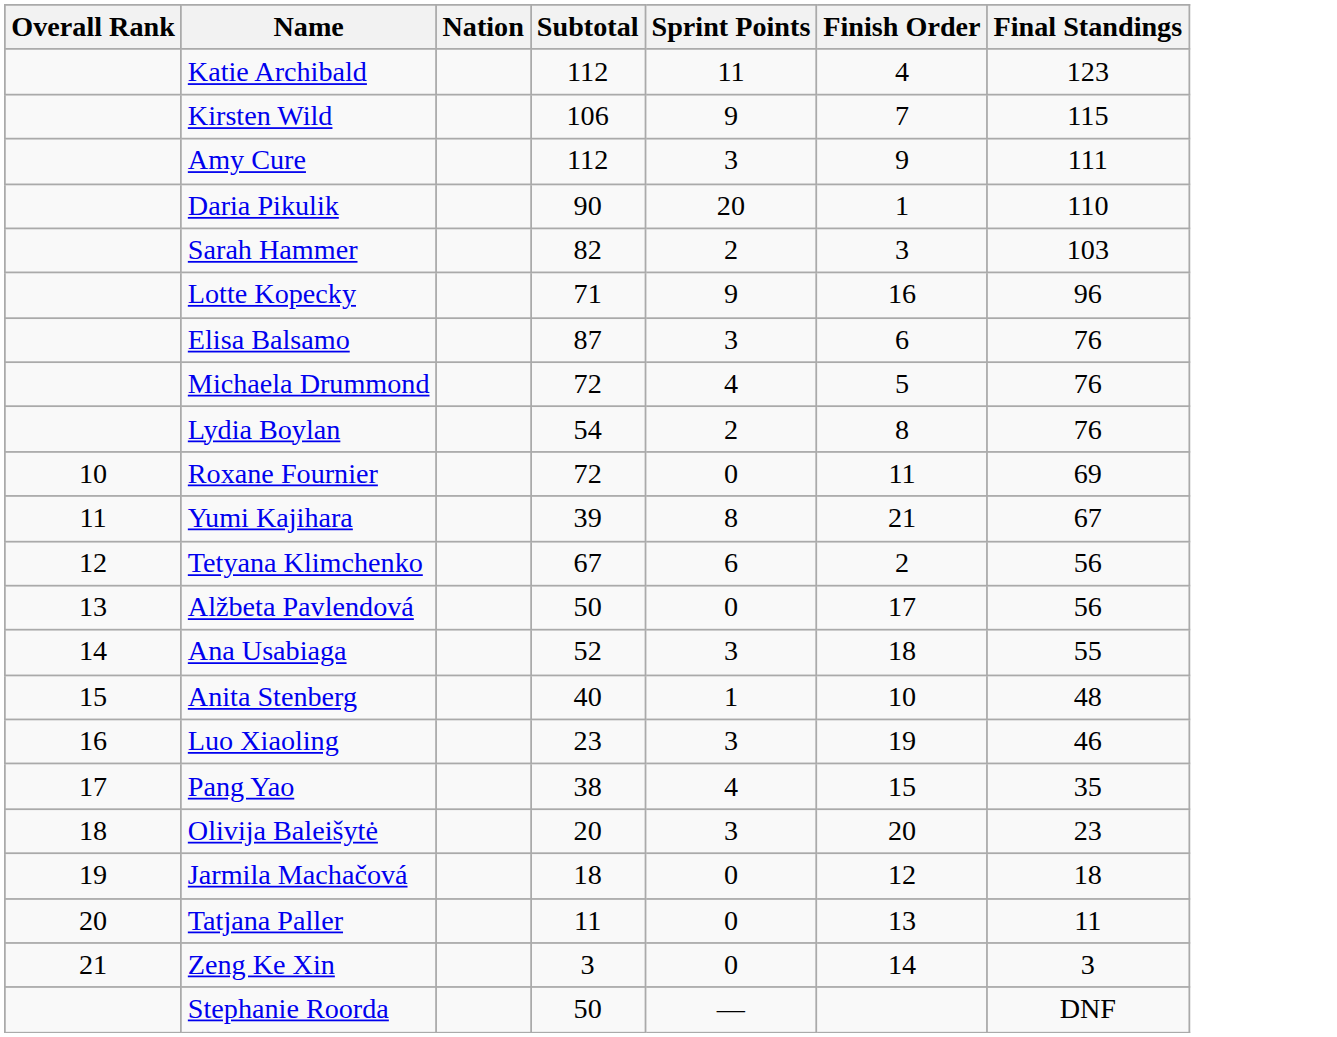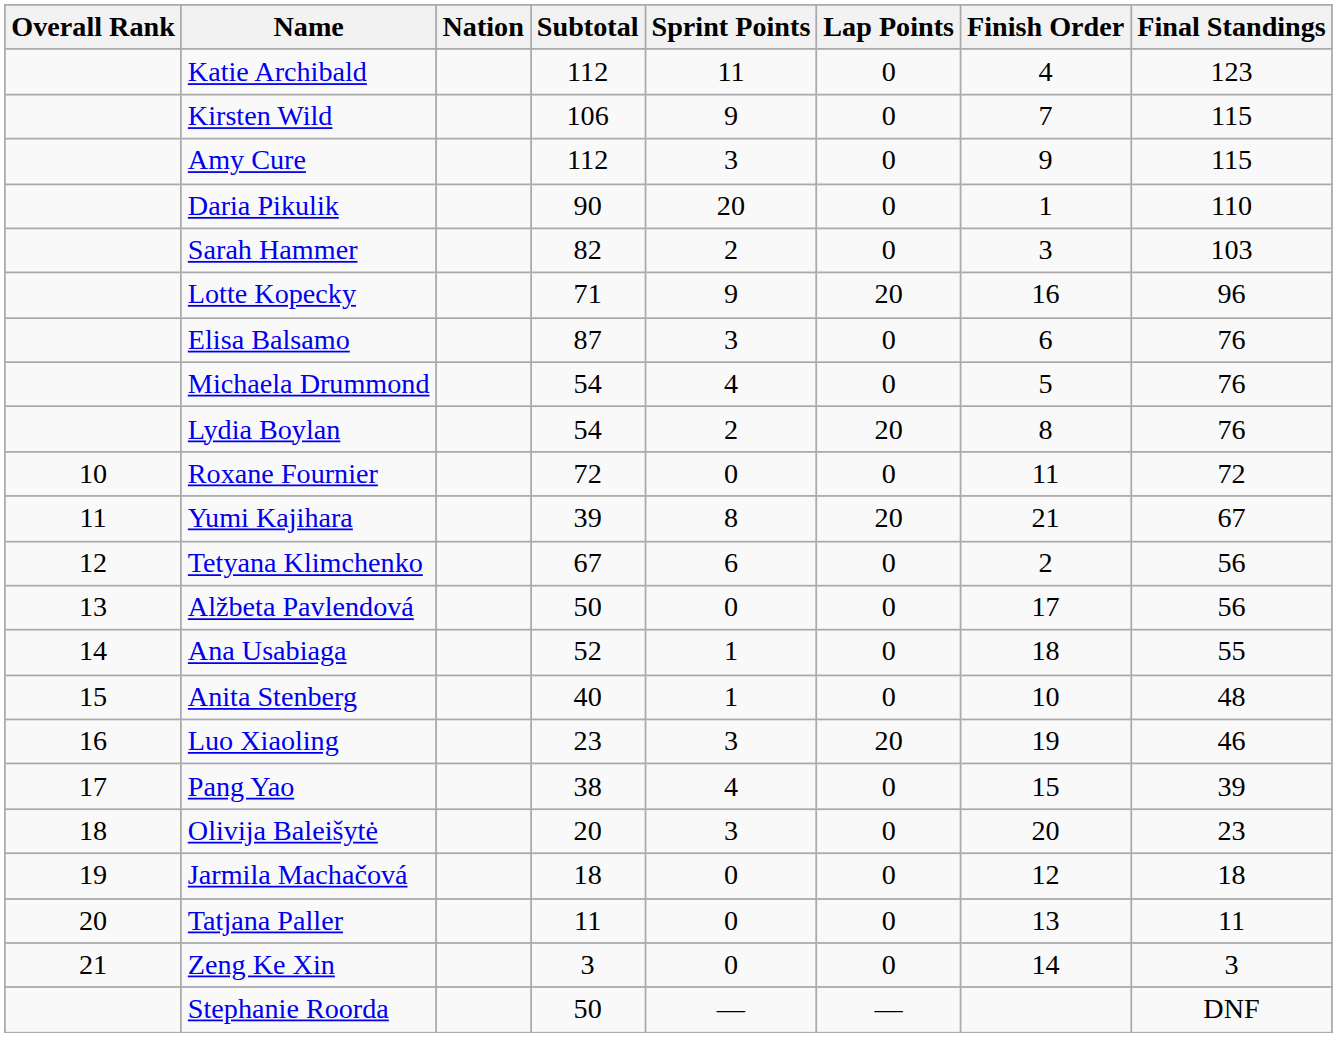+ column: (889, 26)
(1088, 160) 111 -> (1232, 160) 115
(588, 384) 72 -> (588, 384) 54
(1088, 473) 69 -> (1232, 473) 72
(731, 652) 3 -> (731, 652) 1
(1088, 786) 35 -> (1232, 786) 39
